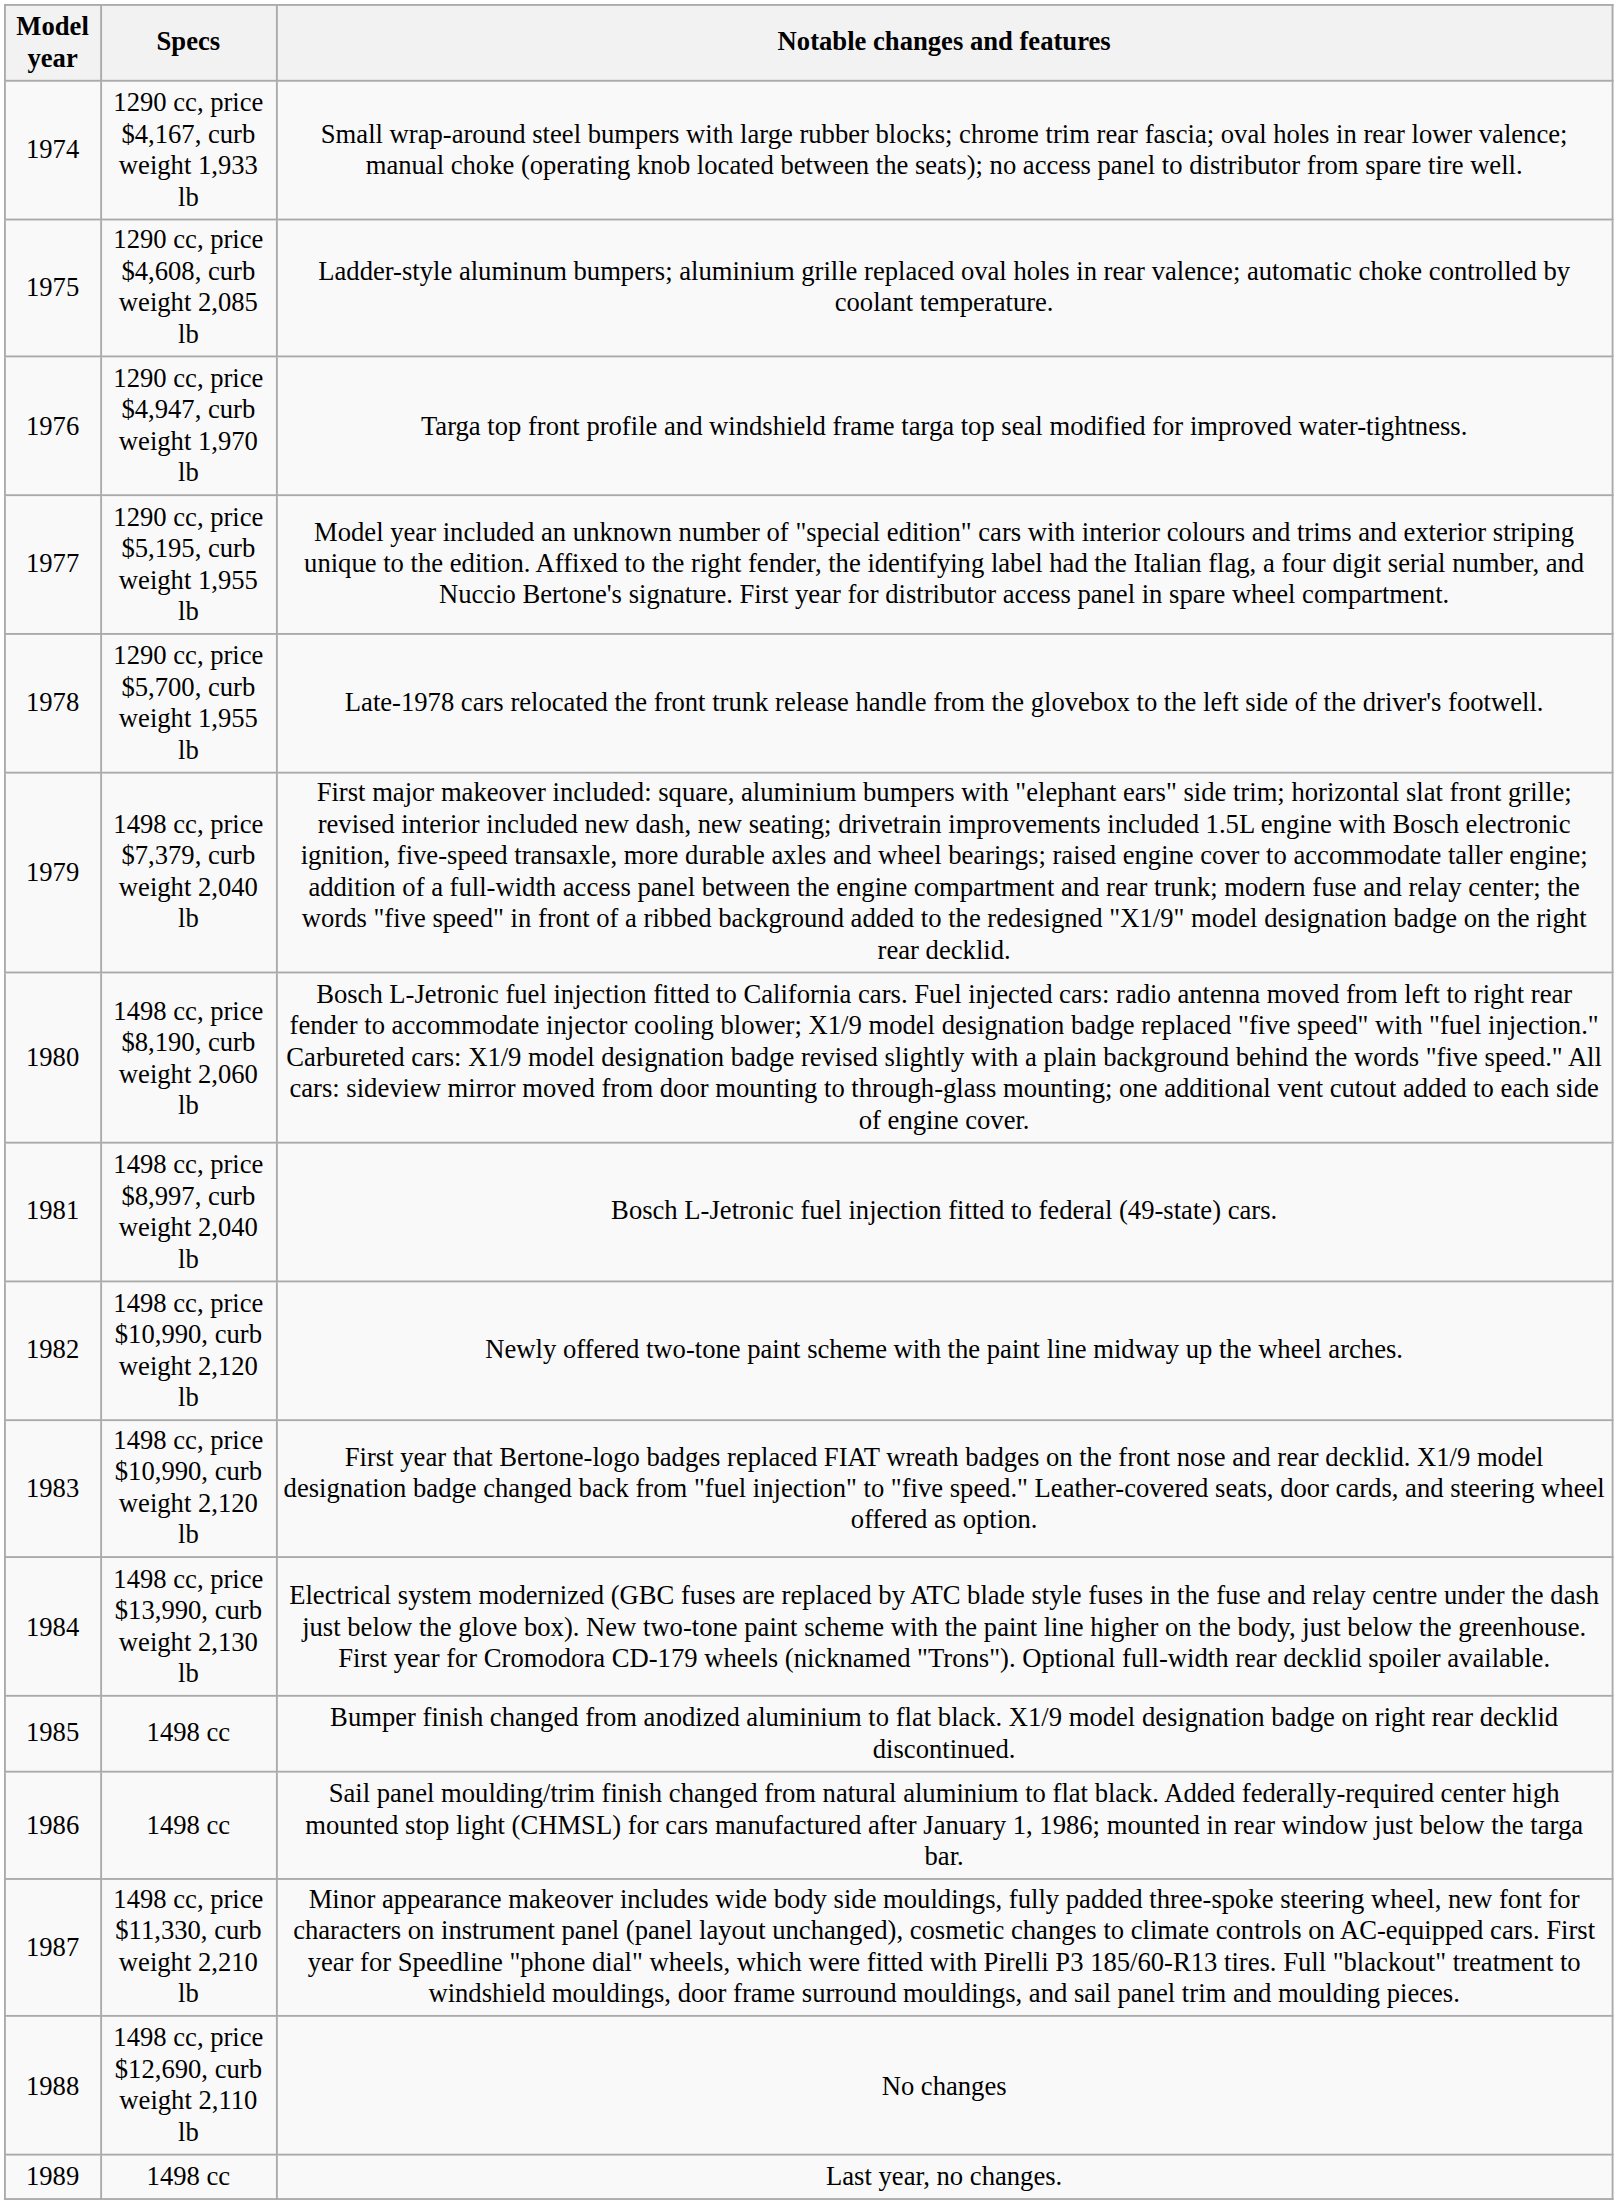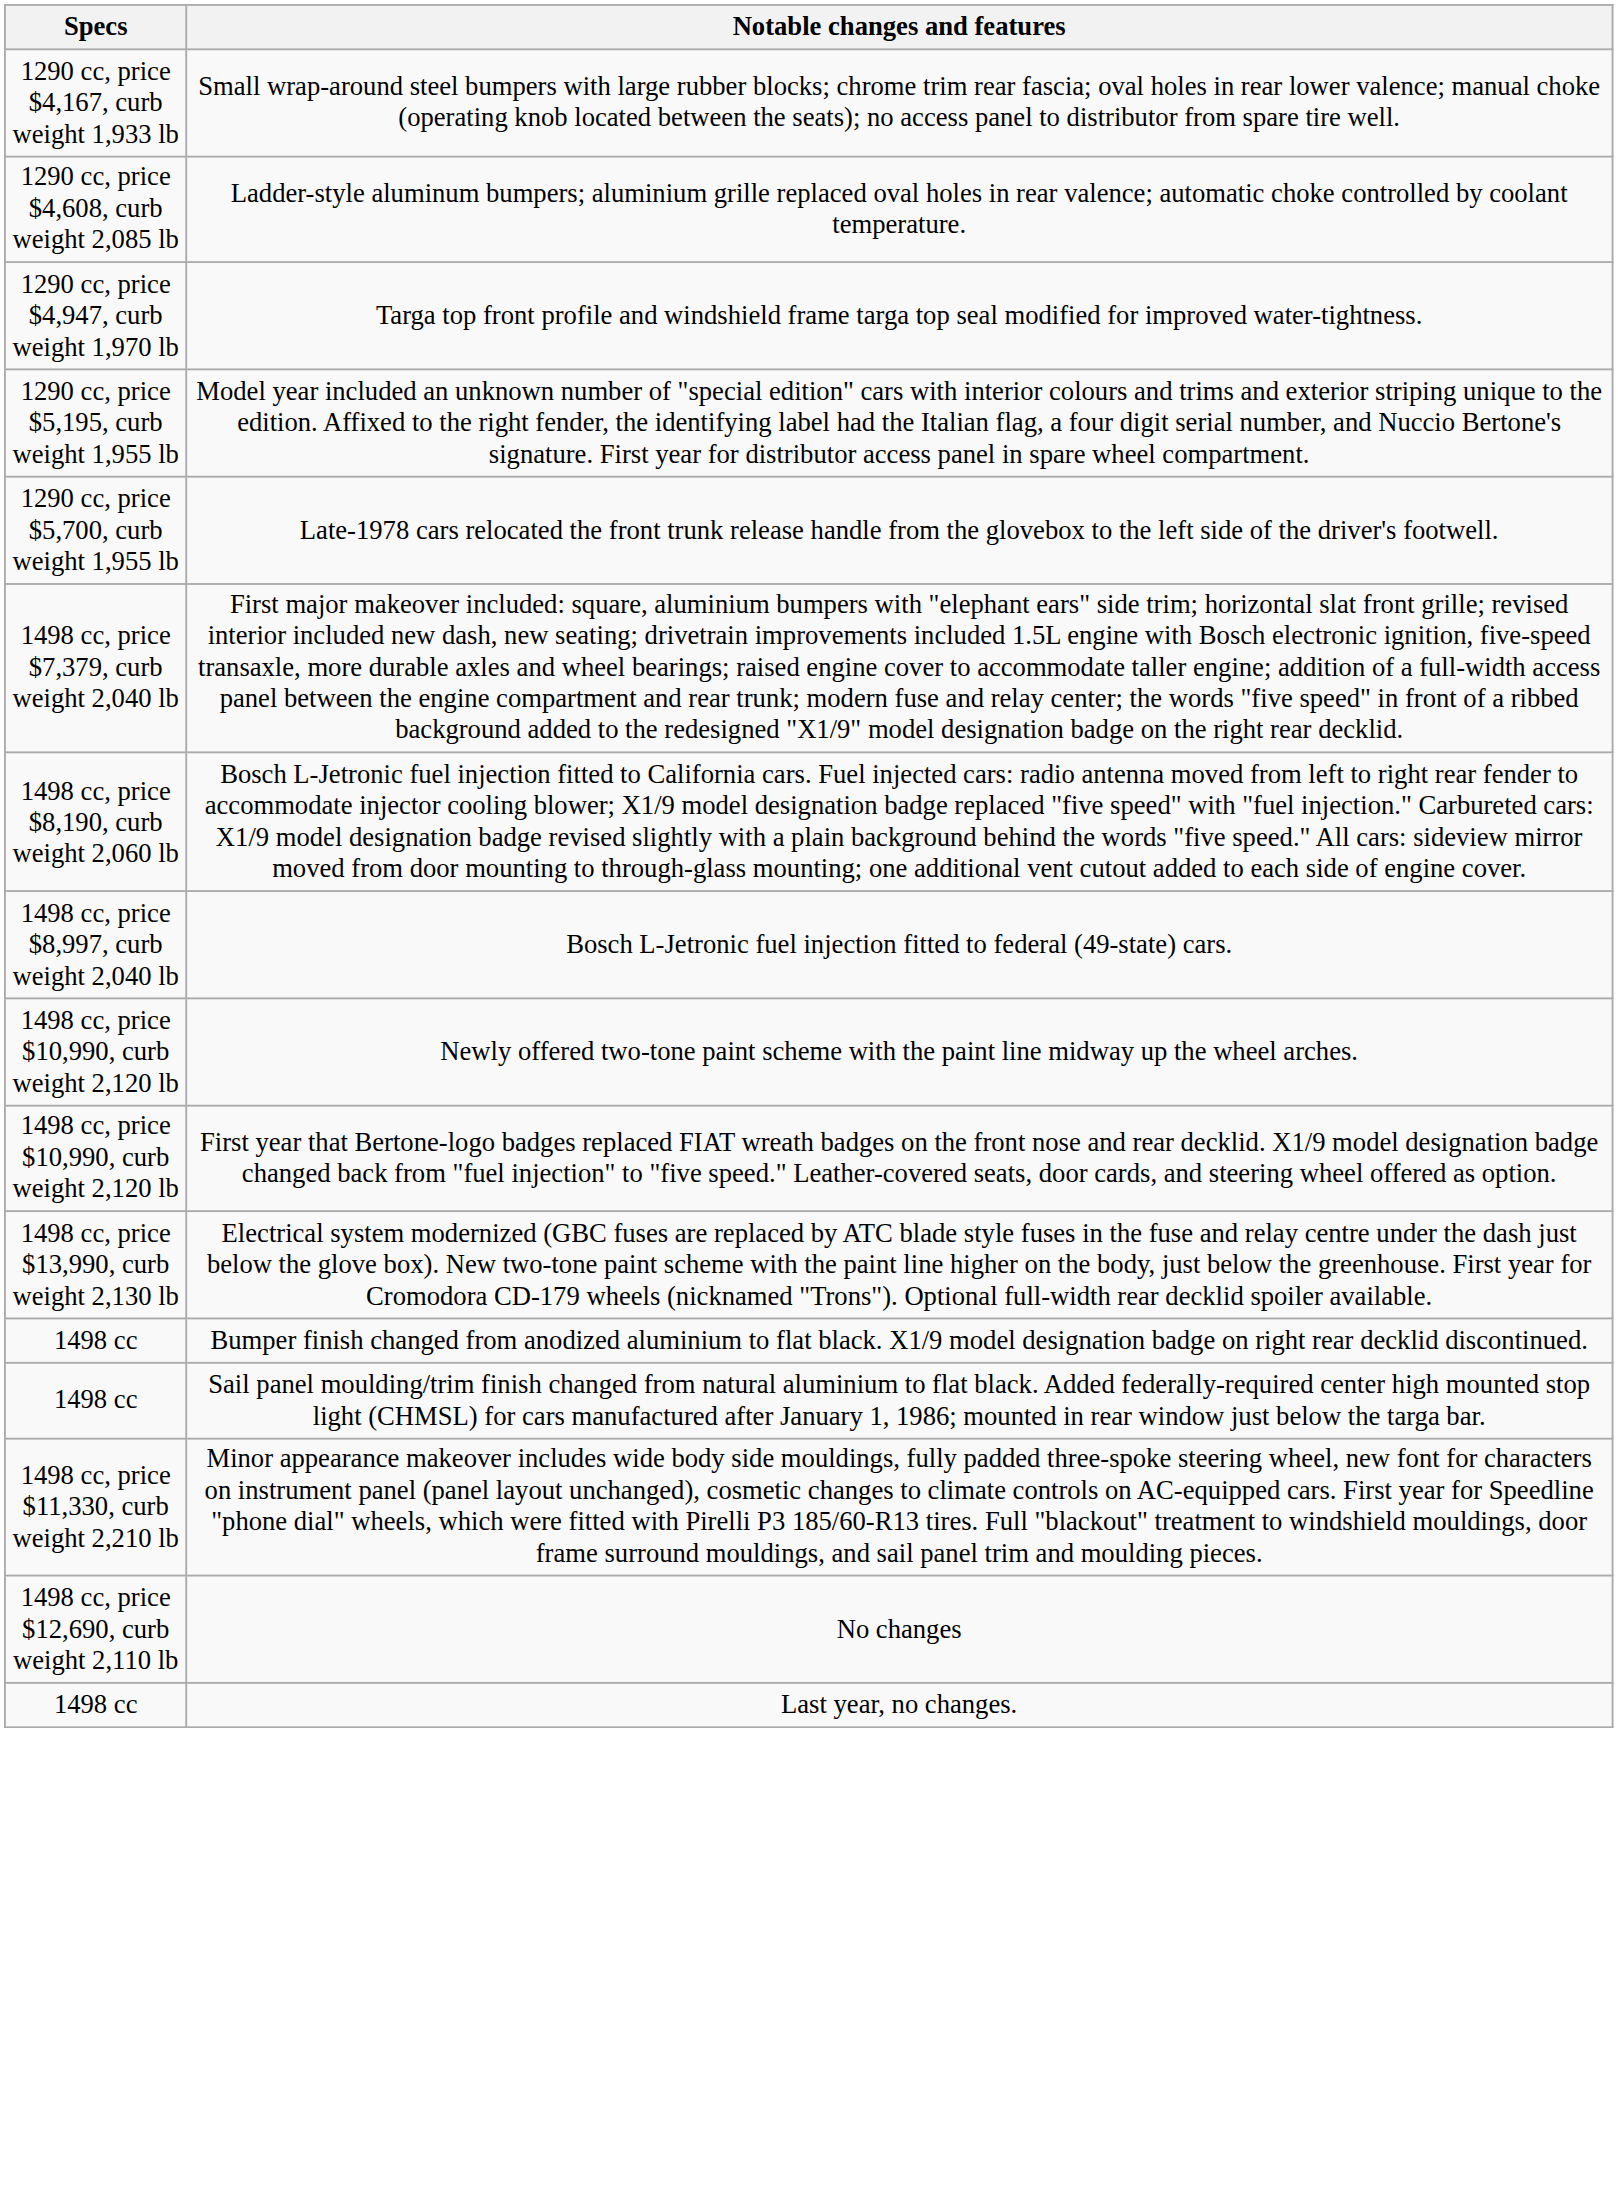- column: (53, 42)
